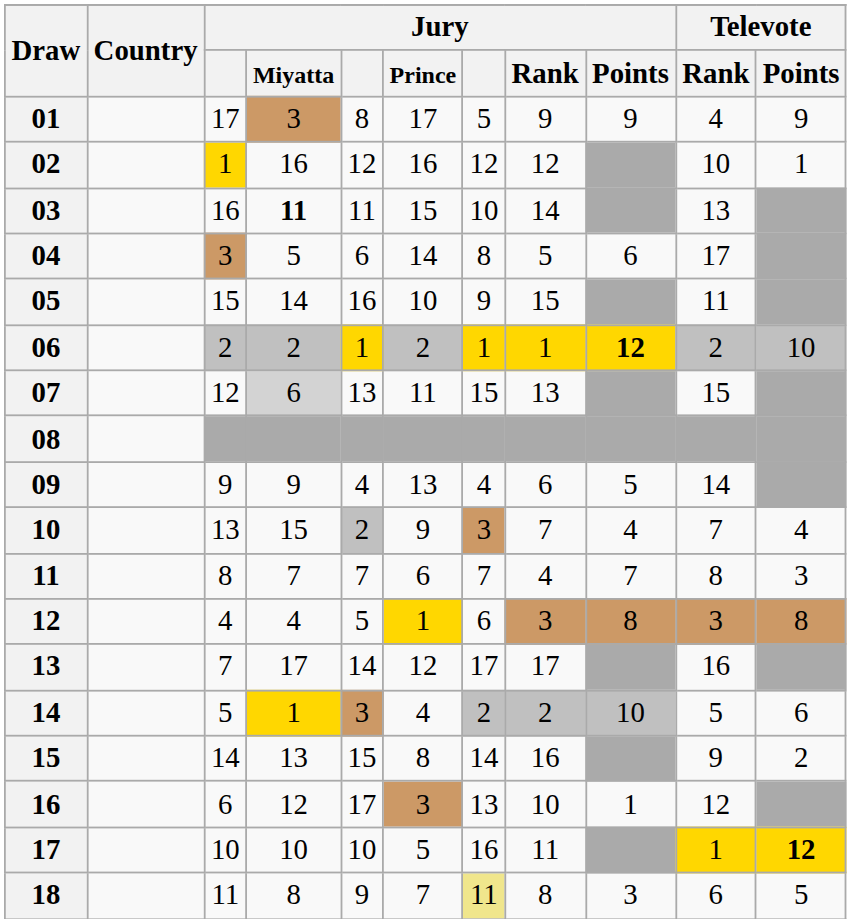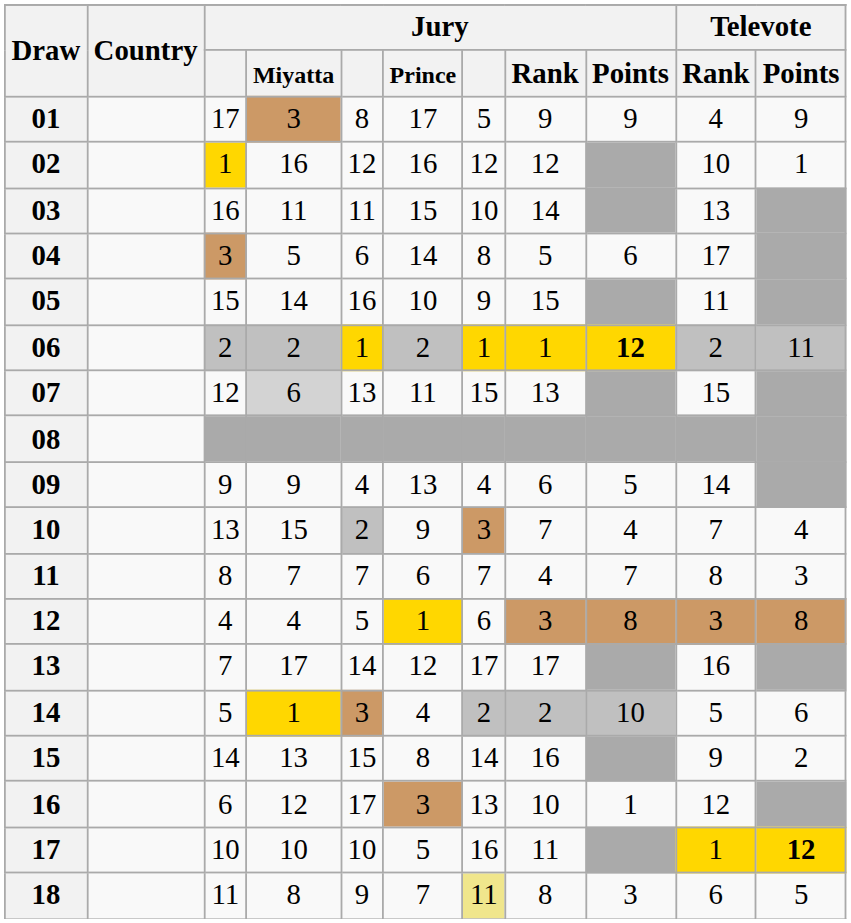(294, 210) bold -> (294, 210) normal
(801, 347) 10 -> (801, 347) 11
